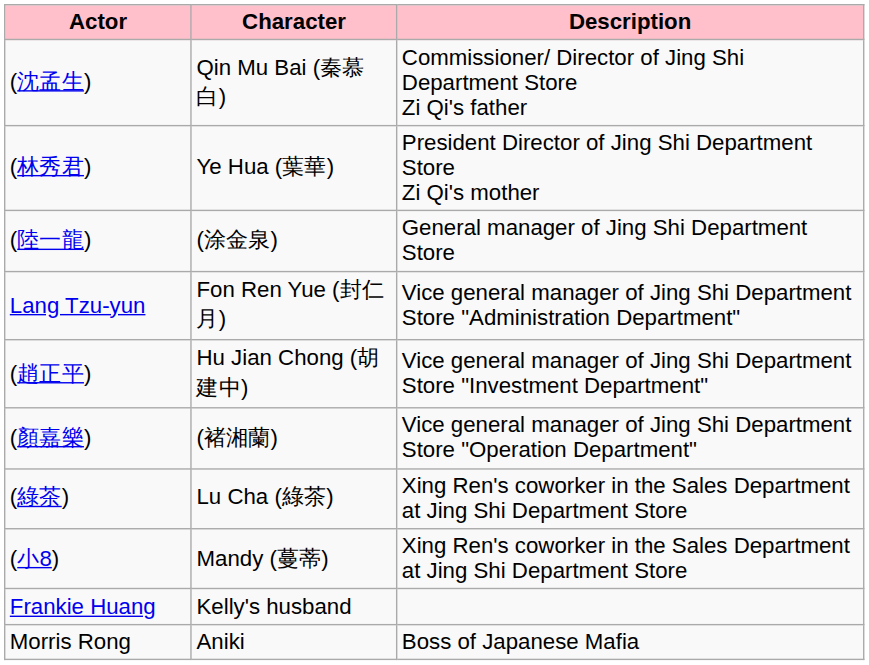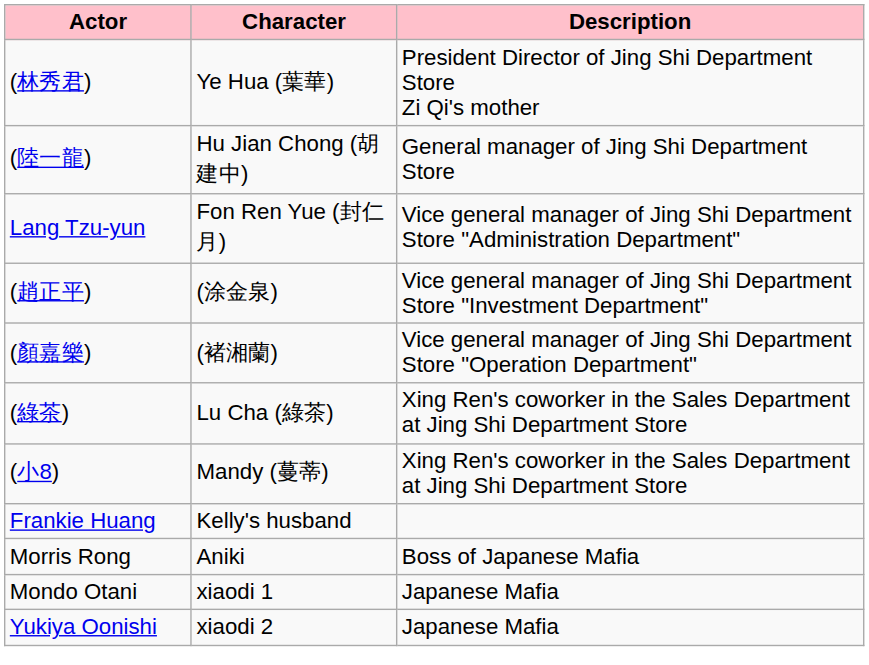- row: (51, 81)
(237, 239) (涂金泉) -> (288, 158) Hu Jian Chong (胡建中)
(288, 372) Hu Jian Chong (胡建中) -> (237, 291) (涂金泉)
+ row: (73, 591)
+ row: (83, 626)
